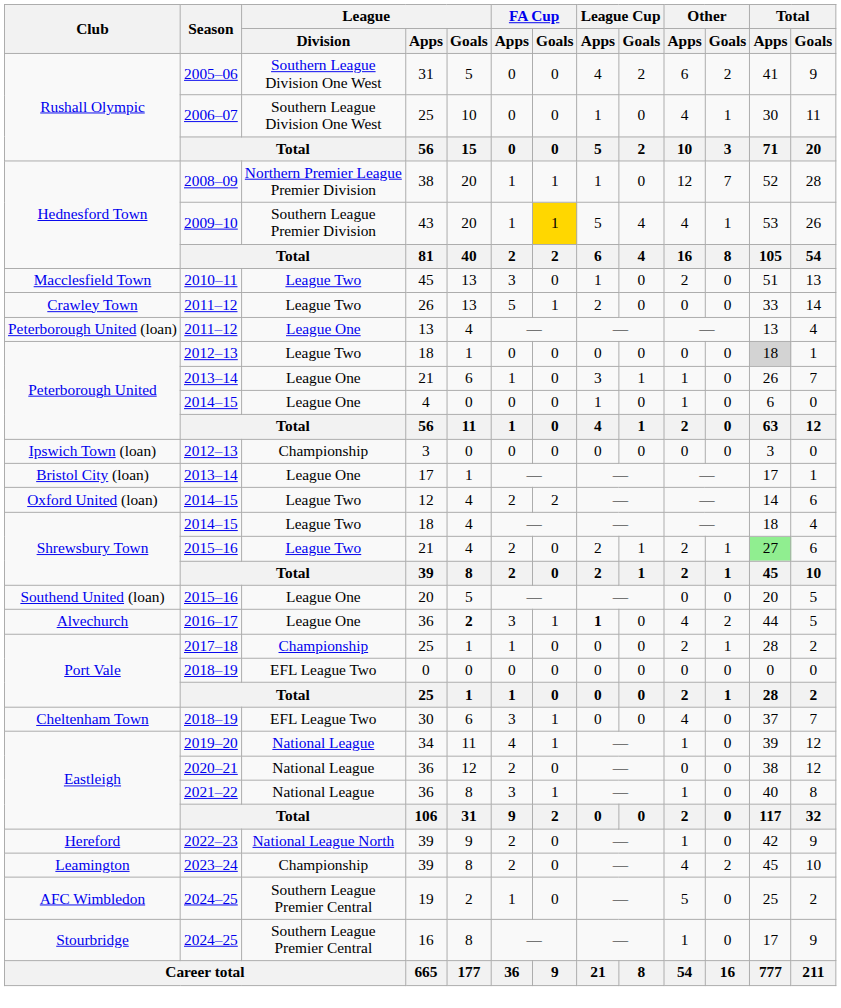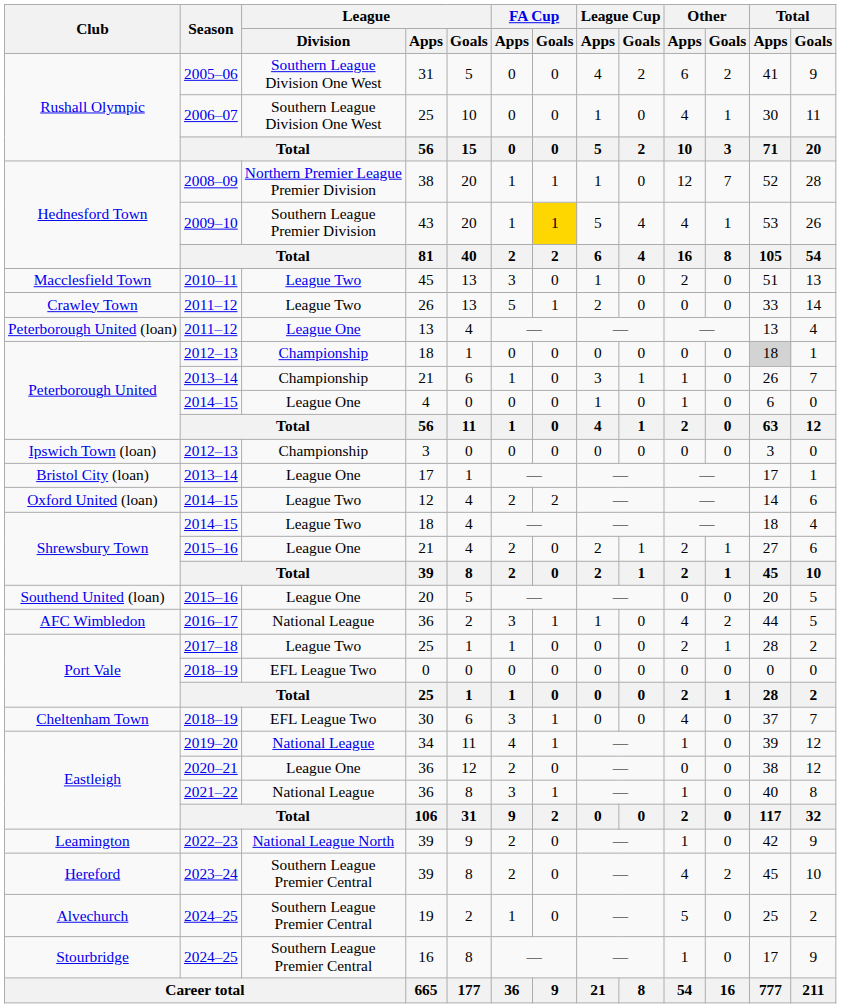(323, 353) League Two -> (323, 353) Championship
(323, 378) League One -> (323, 378) Championship
(323, 548) League Two -> (323, 548) League One
(770, 548) lightgreen background -> (770, 548) no background
(92, 621) Alvechurch -> (92, 621) AFC Wimbledon
(323, 621) League One -> (323, 621) National League
(469, 621) bold -> (469, 621) normal
(598, 621) bold -> (598, 621) normal
(323, 646) Championship -> (323, 646) League Two
(323, 767) National League -> (323, 767) League One
(92, 840) Hereford -> (92, 840) Leamington
(92, 865) Leamington -> (92, 873) Hereford
(323, 865) Championship -> (323, 873) Southern League Premier Central
(92, 898) AFC Wimbledon -> (92, 915) Alvechurch
